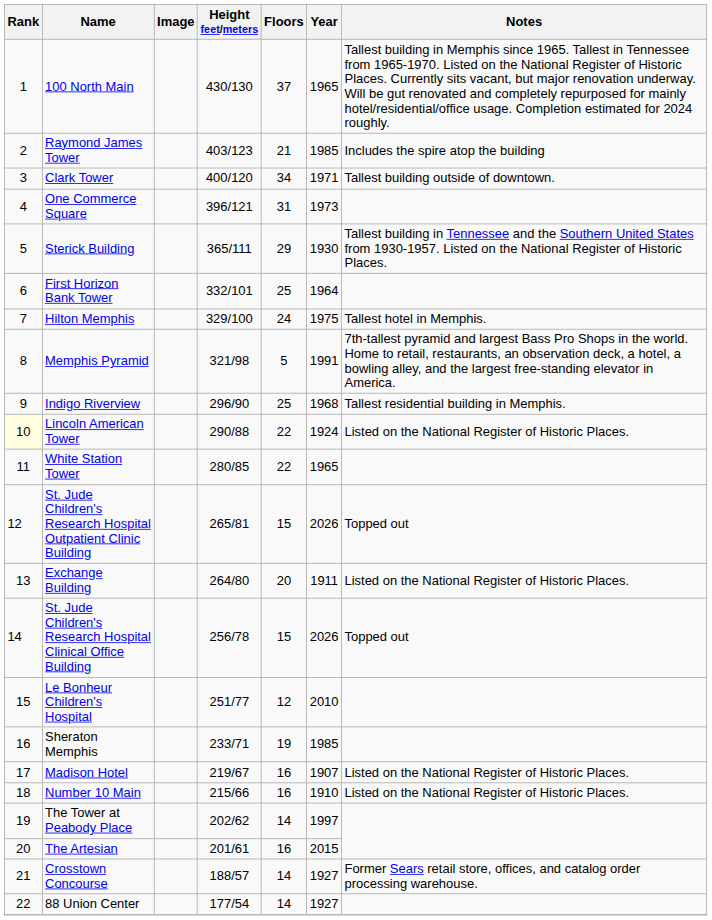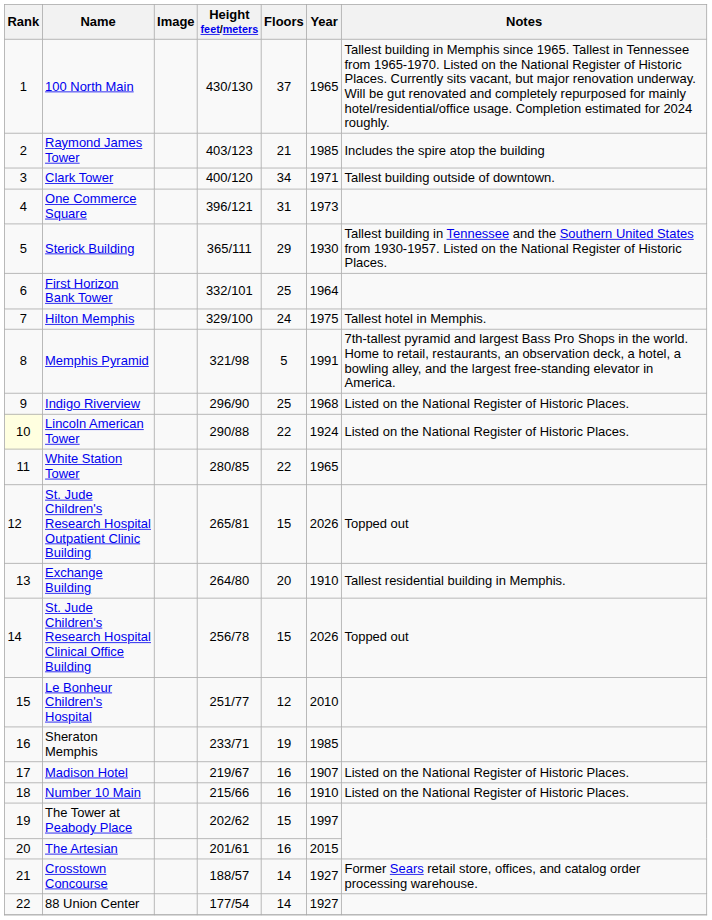(455, 403) Tallest residential building in Memphis. -> (487, 403) Listed on the National Register of Historic Places.
(324, 580) 1911 -> (324, 580) 1910
(487, 580) Listed on the National Register of Historic Places. -> (455, 580) Tallest residential building in Memphis.
(284, 820) 14 -> (284, 820) 15
